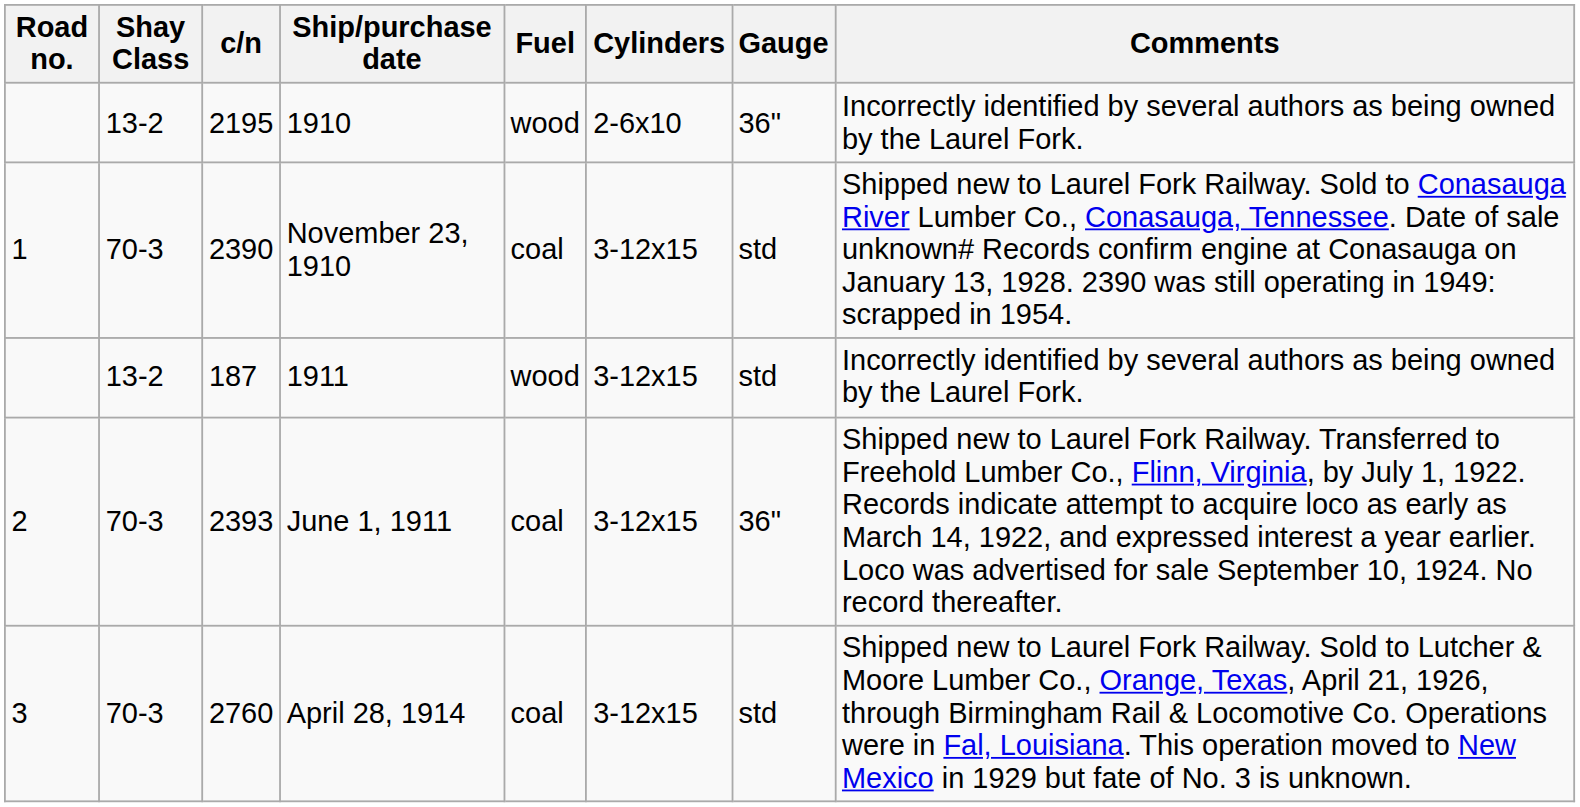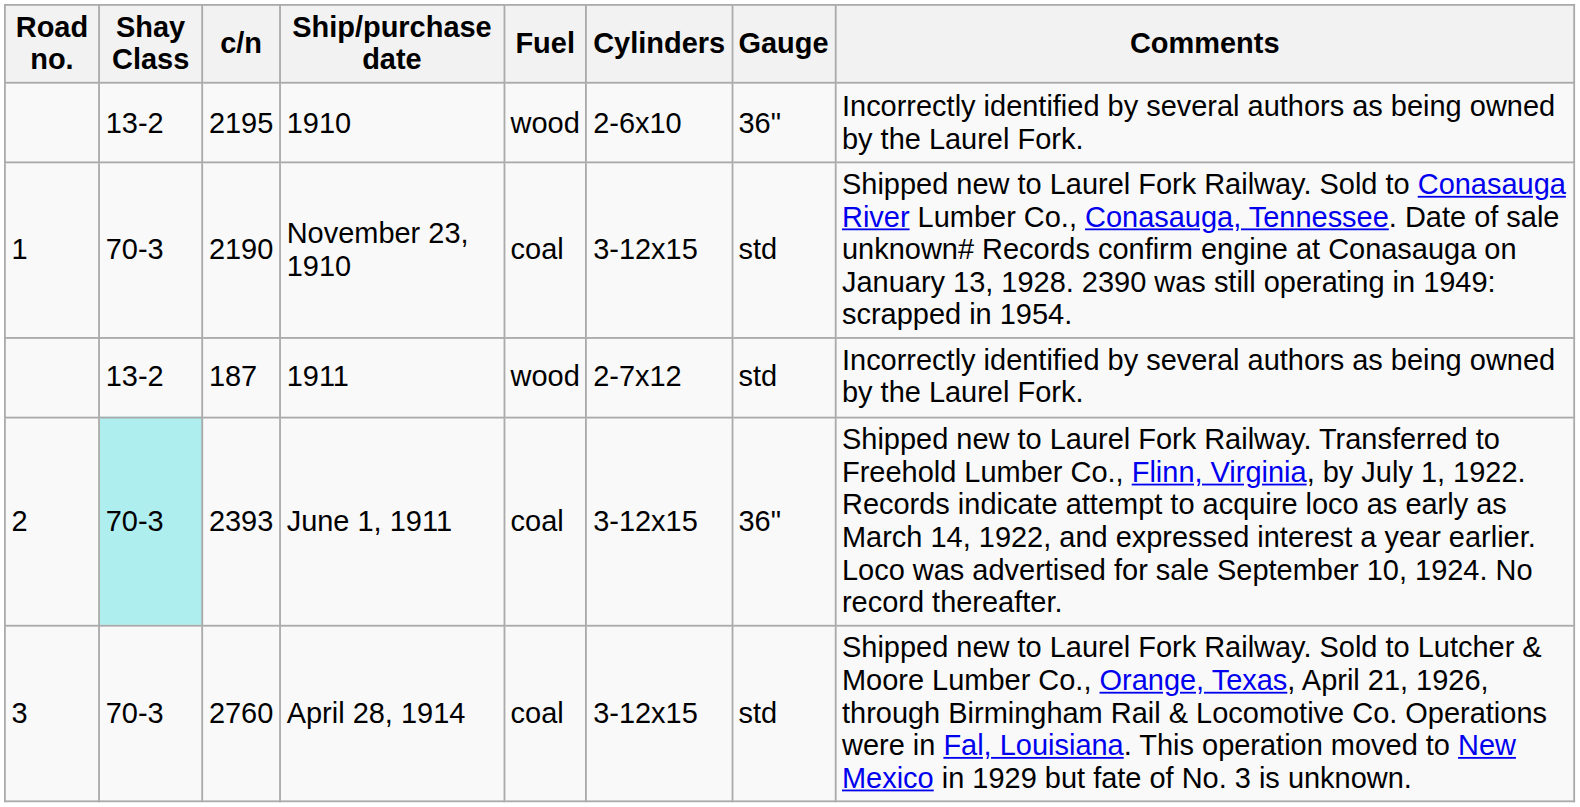(241, 249) 2390 -> (241, 249) 2190
(645, 377) 3-12x15 -> (637, 377) 2-7x12
(135, 520) no background -> (135, 520) paleturquoise background
